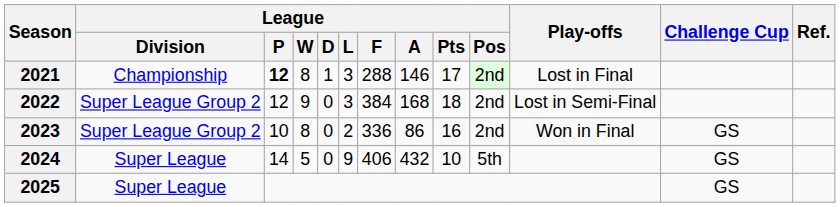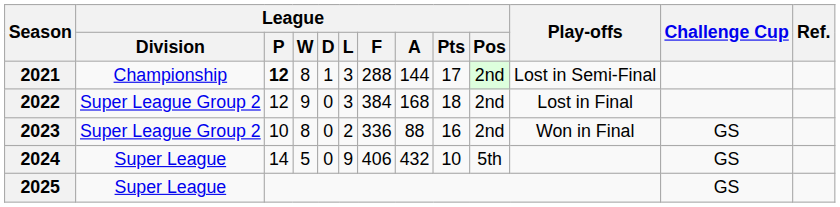(415, 74) 146 -> (415, 74) 144
(585, 74) Lost in Final -> (585, 74) Lost in Semi-Final
(585, 103) Lost in Semi-Final -> (585, 103) Lost in Final
(415, 131) 86 -> (415, 131) 88
